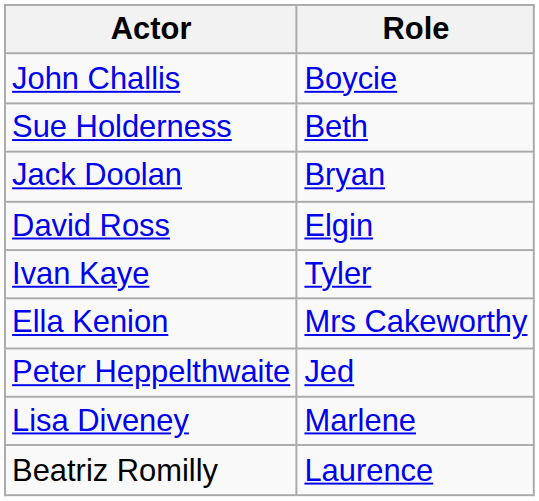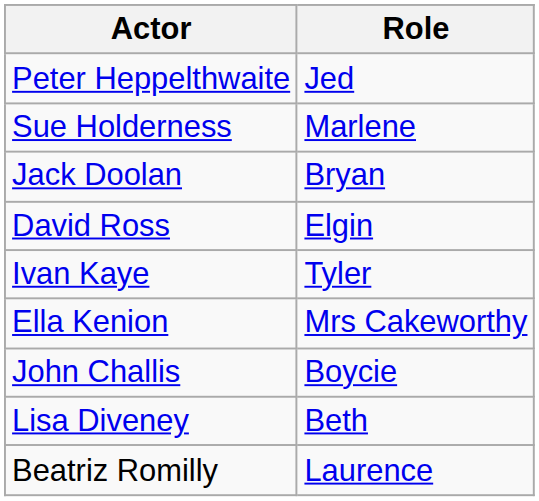rows swapped: (96, 77) <-> (151, 371)
(336, 126) Beth -> (360, 126) Marlene
(360, 420) Marlene -> (336, 420) Beth
